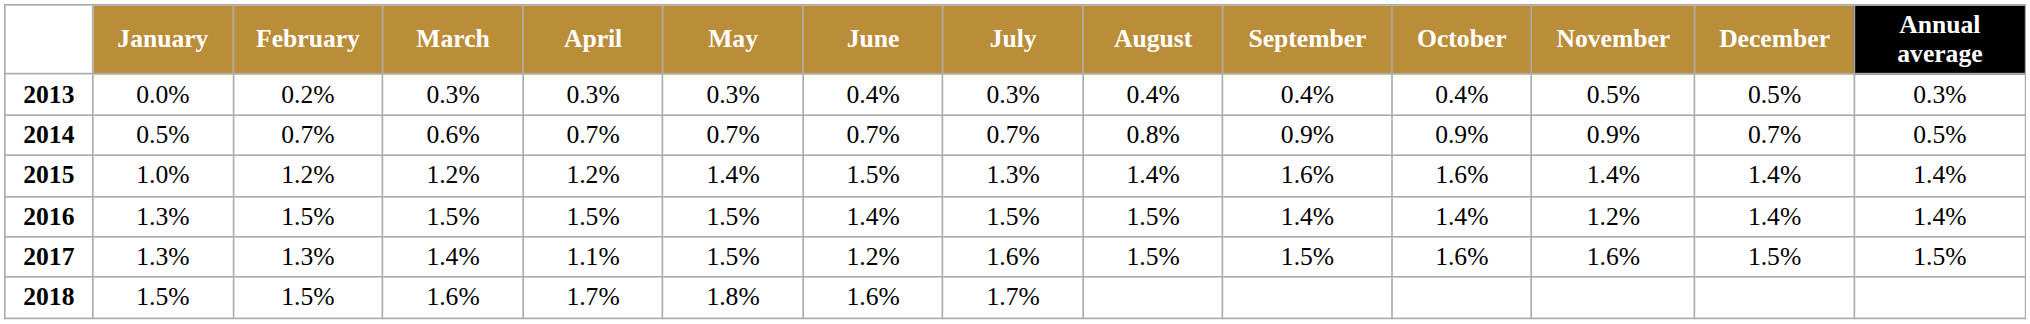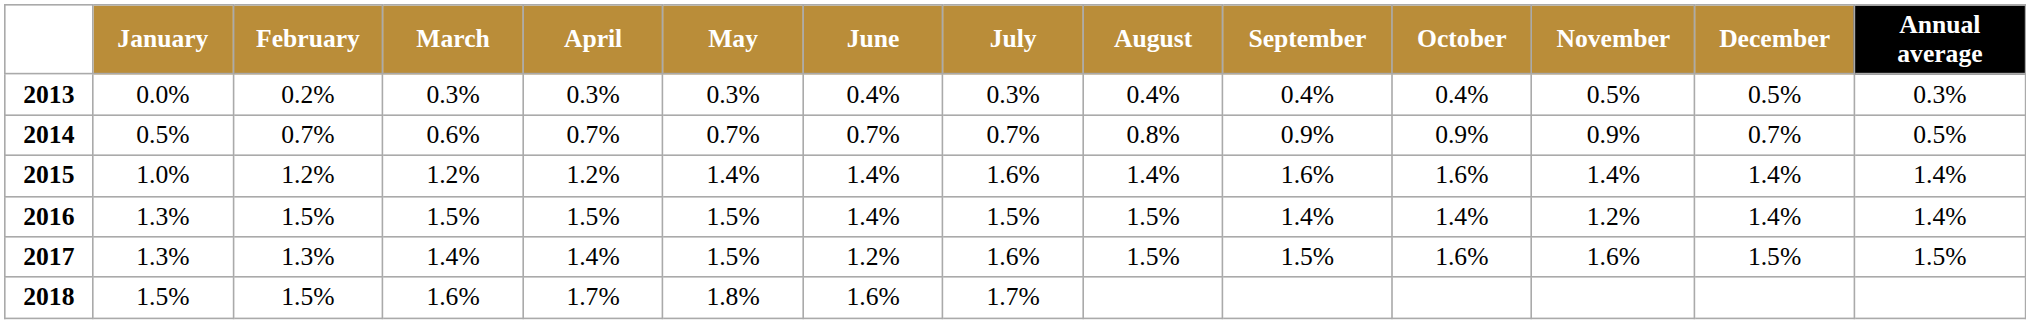(873, 175) 1.5% -> (873, 175) 1.4%
(1013, 175) 1.3% -> (1013, 175) 1.6%
(593, 256) 1.1% -> (593, 256) 1.4%
